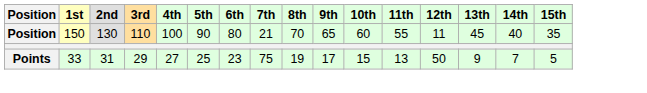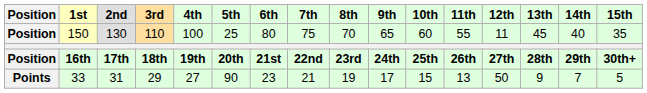(203, 33) 90 -> (231, 33) 25
(266, 33) 21 -> (308, 33) 75
+ row: (78, 59)
(203, 59) 25 -> (231, 78) 90
(266, 59) 75 -> (308, 78) 21
